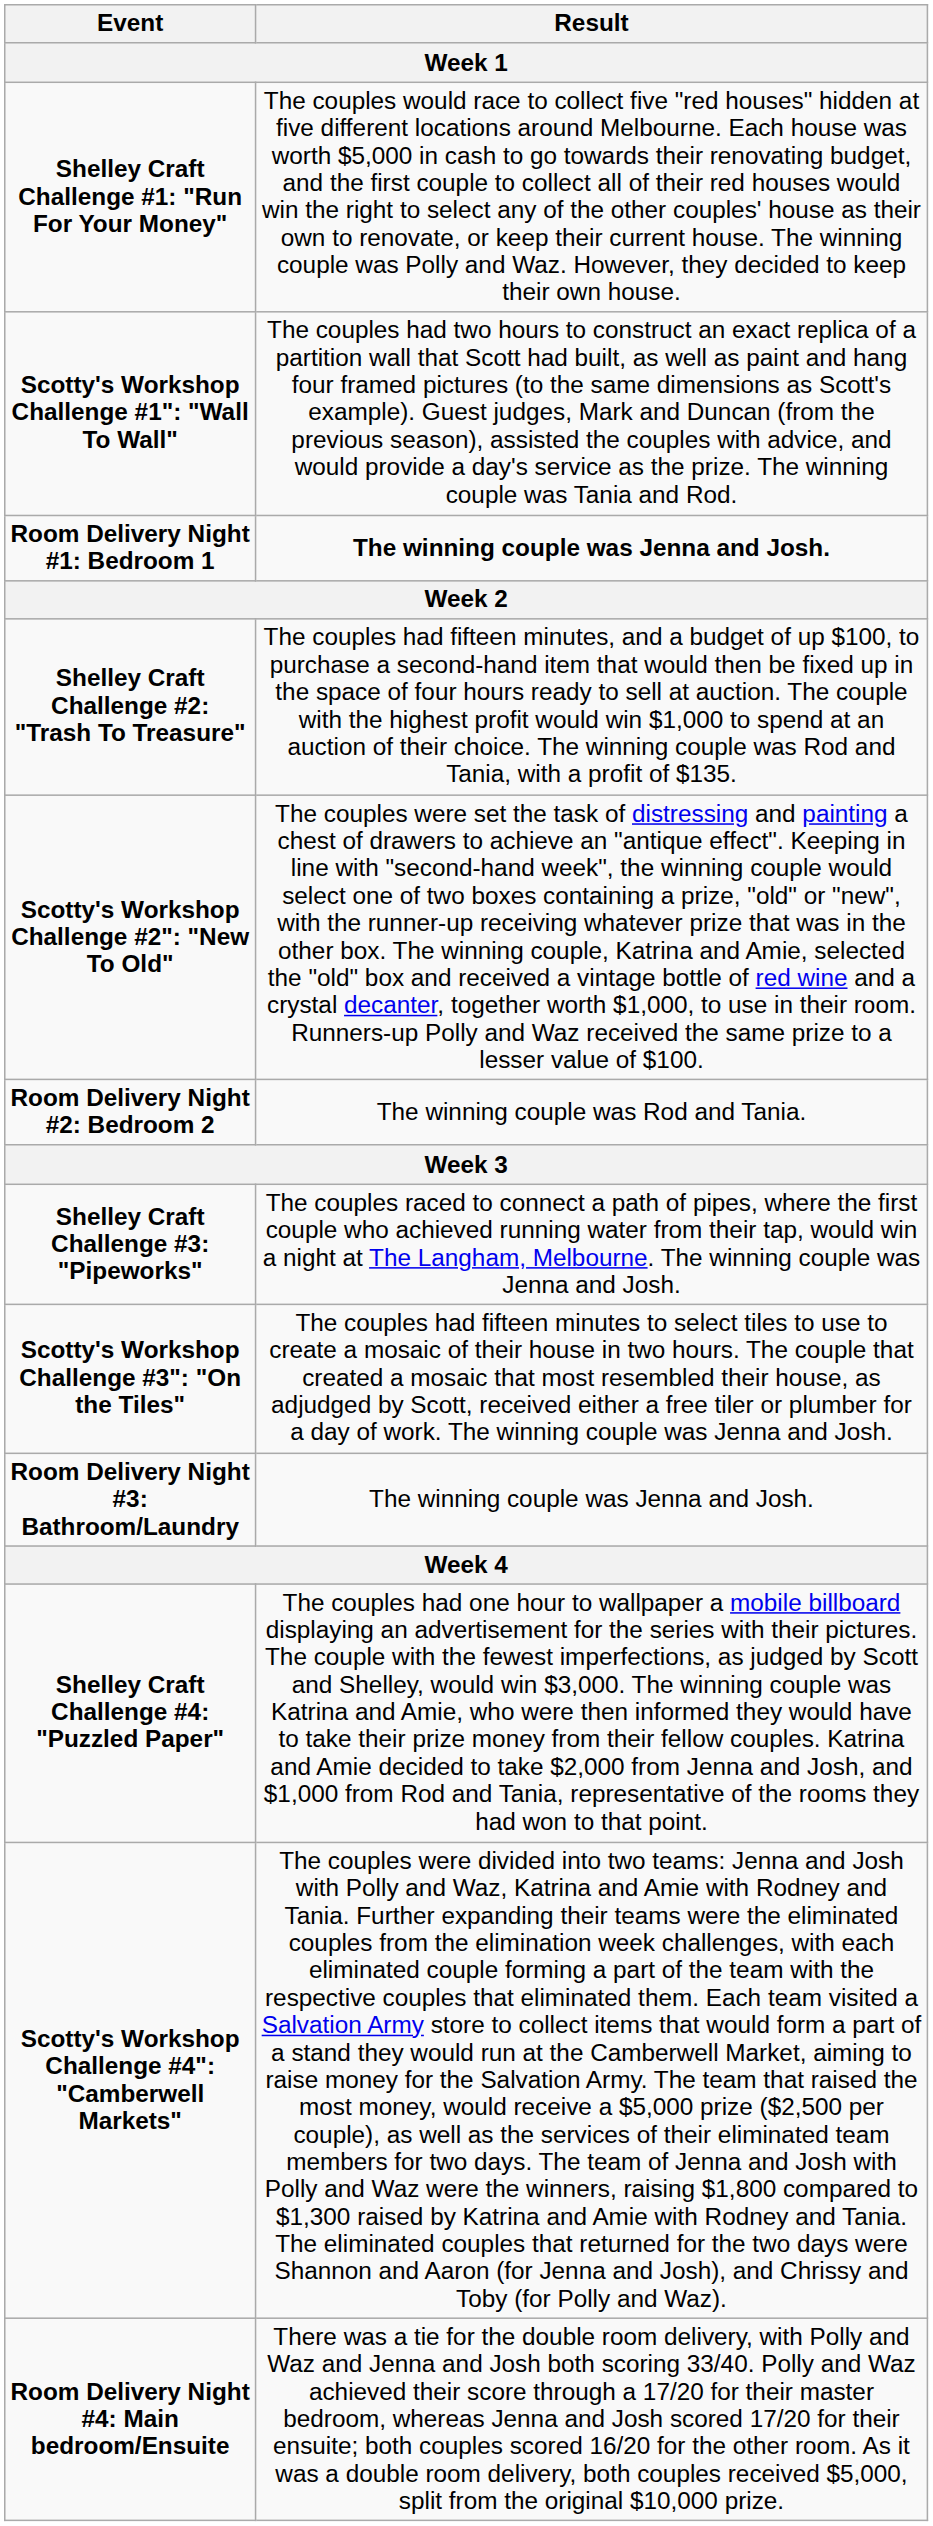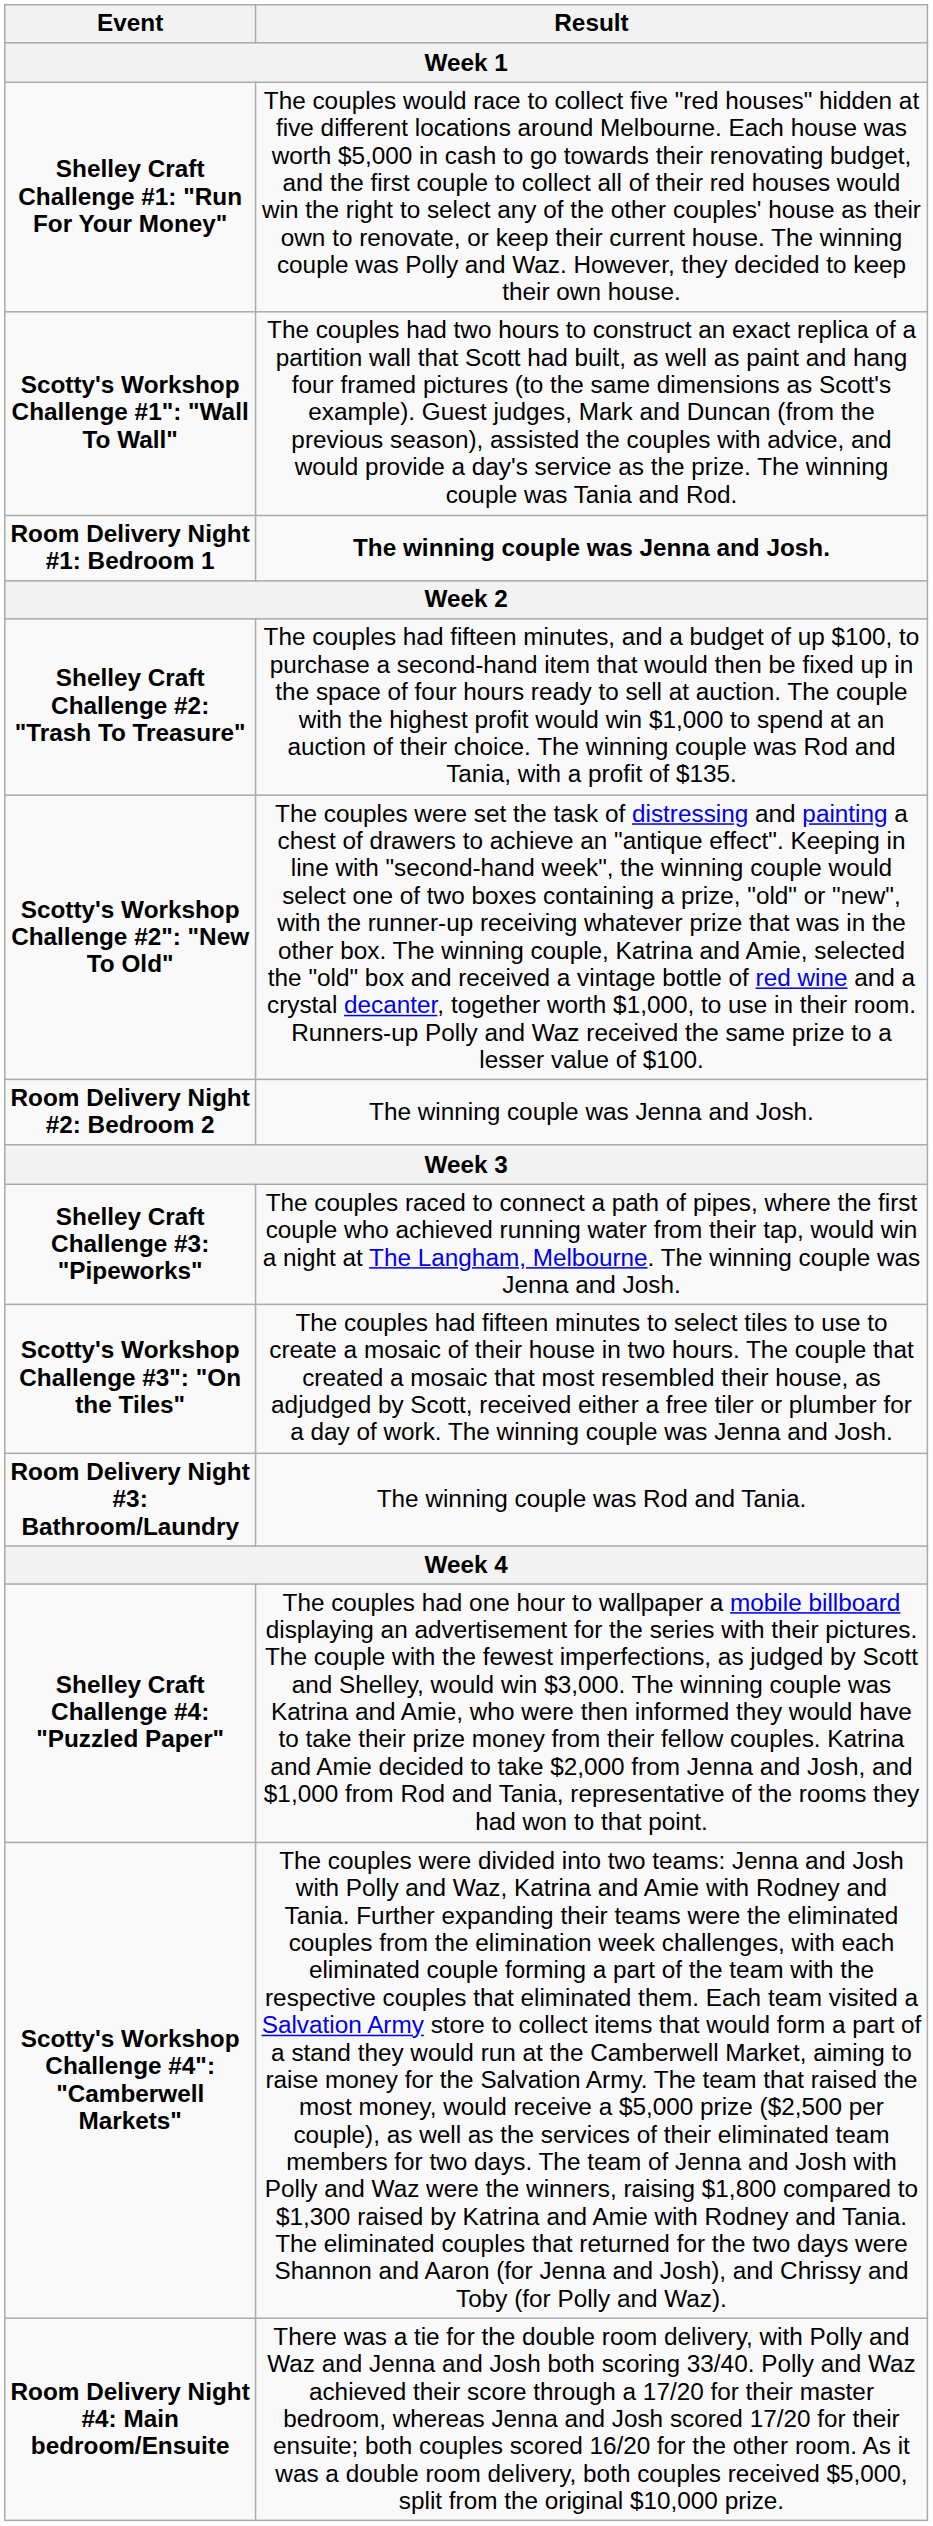(591, 1112) The winning couple was Rod and Tania. -> (591, 1112) The winning couple was Jenna and Josh.
(591, 1498) The winning couple was Jenna and Josh. -> (591, 1498) The winning couple was Rod and Tania.
